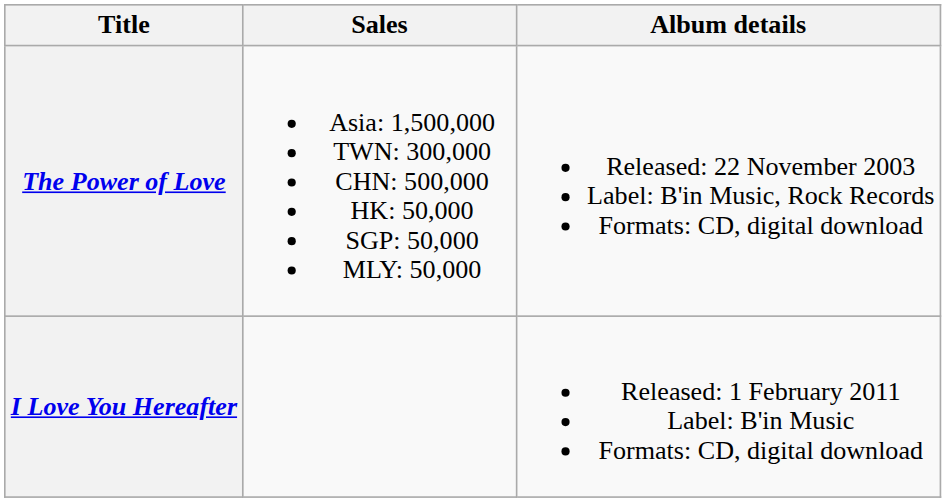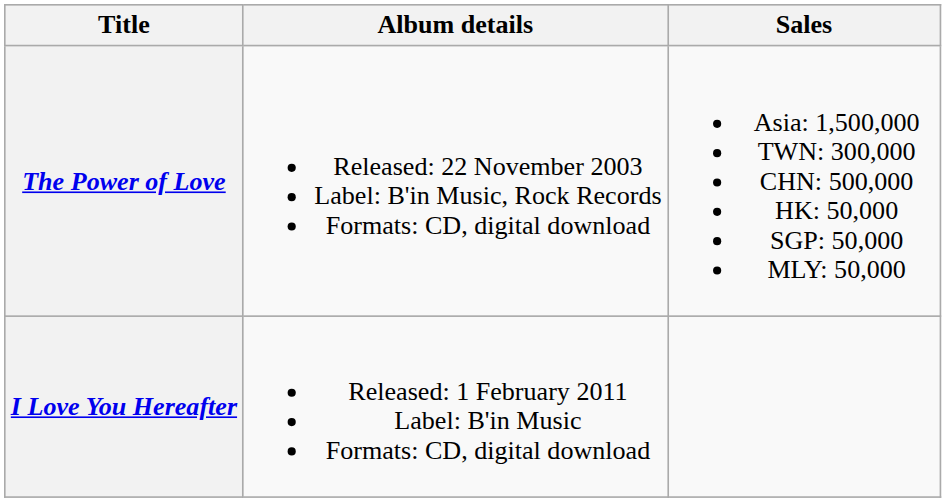columns swapped: (728, 25) <-> (379, 25)
